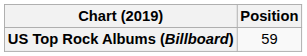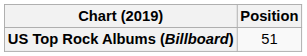(269, 39) 59 -> (269, 39) 51
